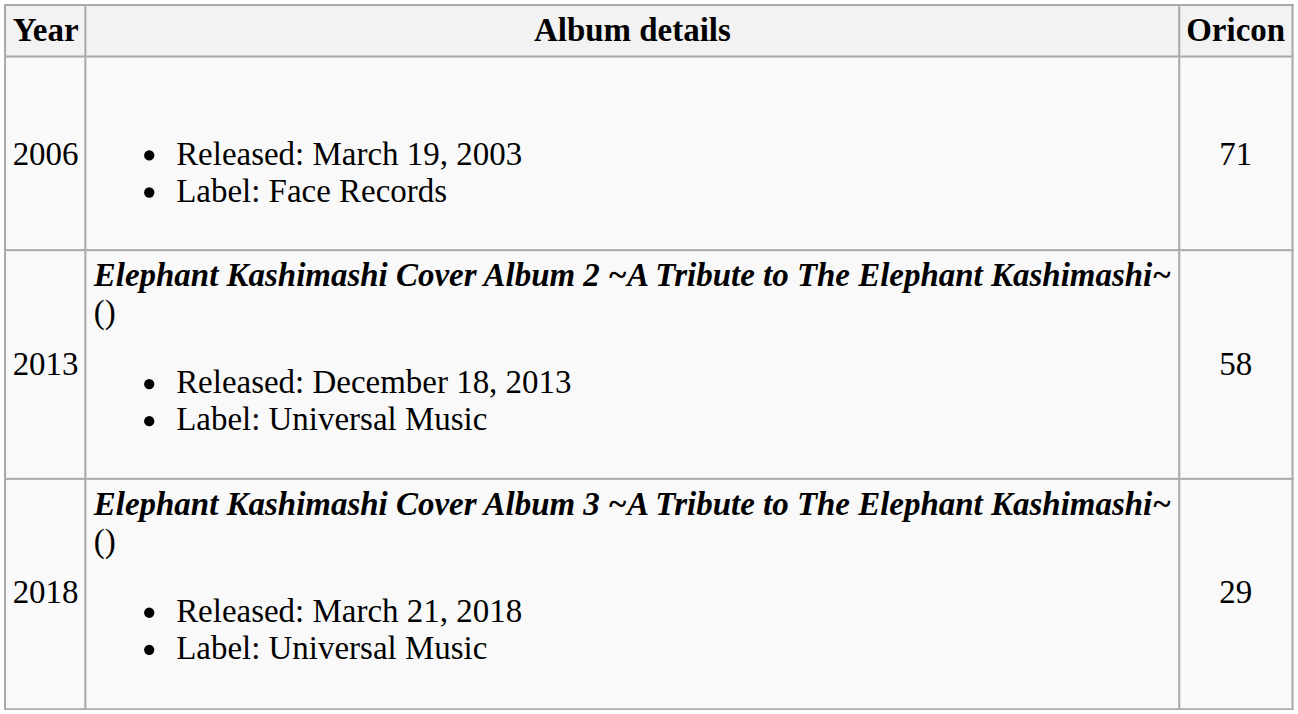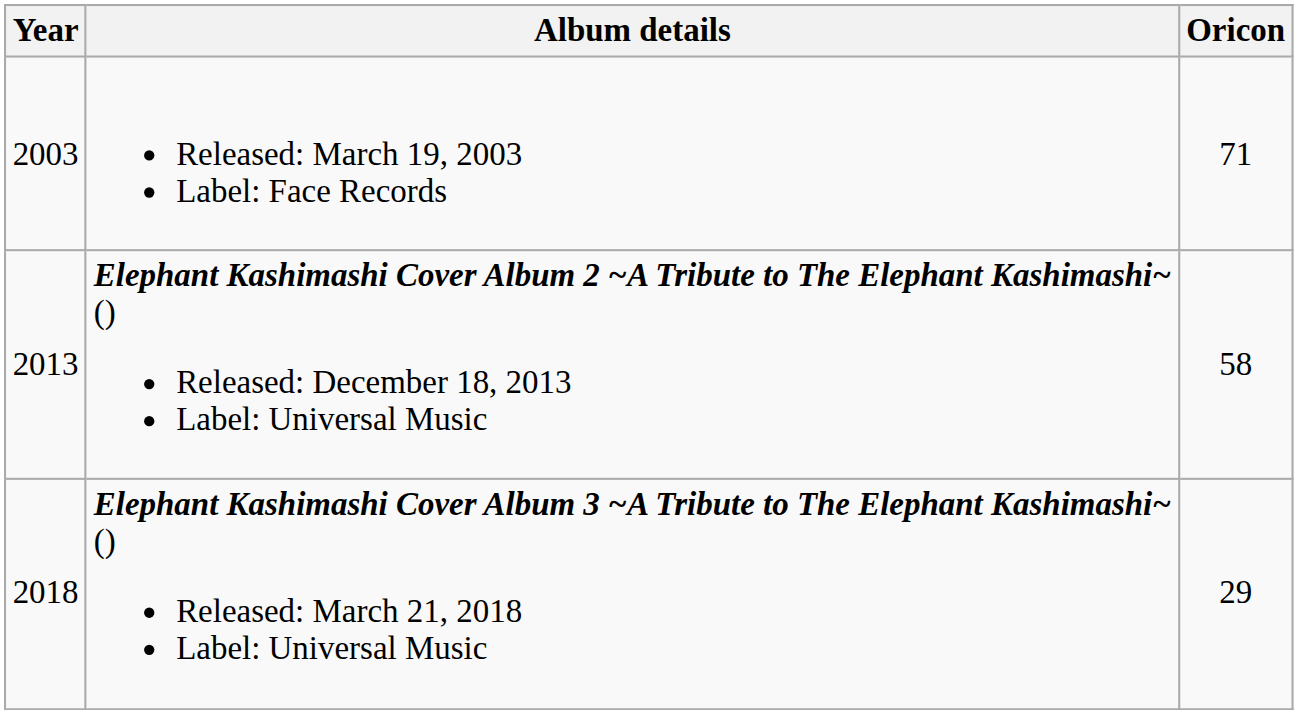(46, 152) 2006 -> (46, 152) 2003
